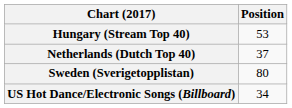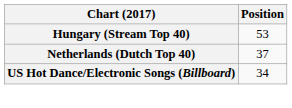- row: (121, 73)
